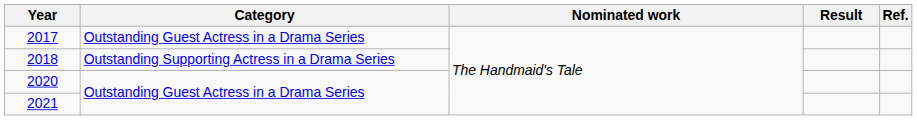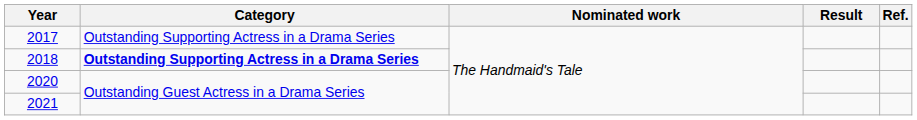(224, 37) Outstanding Guest Actress in a Drama Series -> (239, 37) Outstanding Supporting Actress in a Drama Series
(239, 59) normal -> (251, 59) bold
